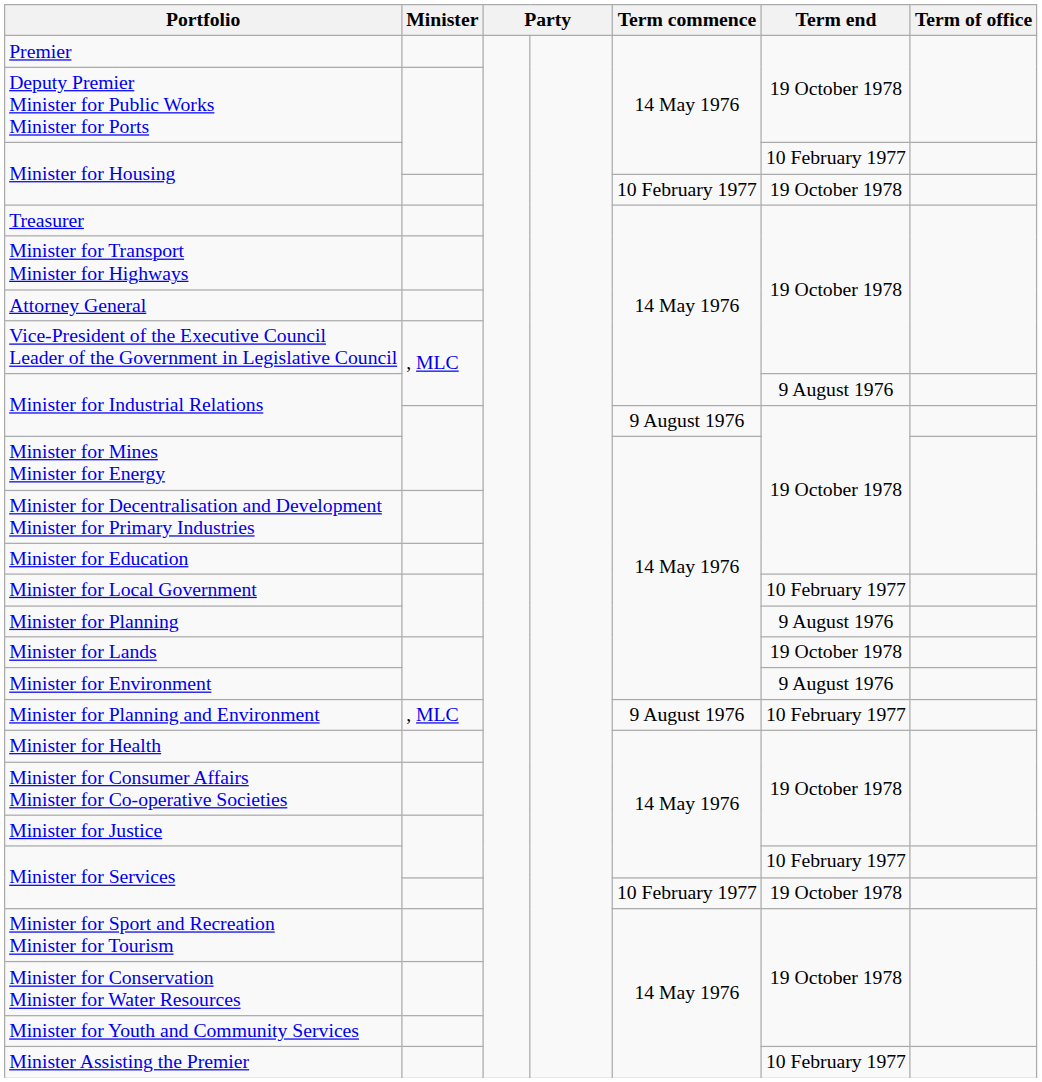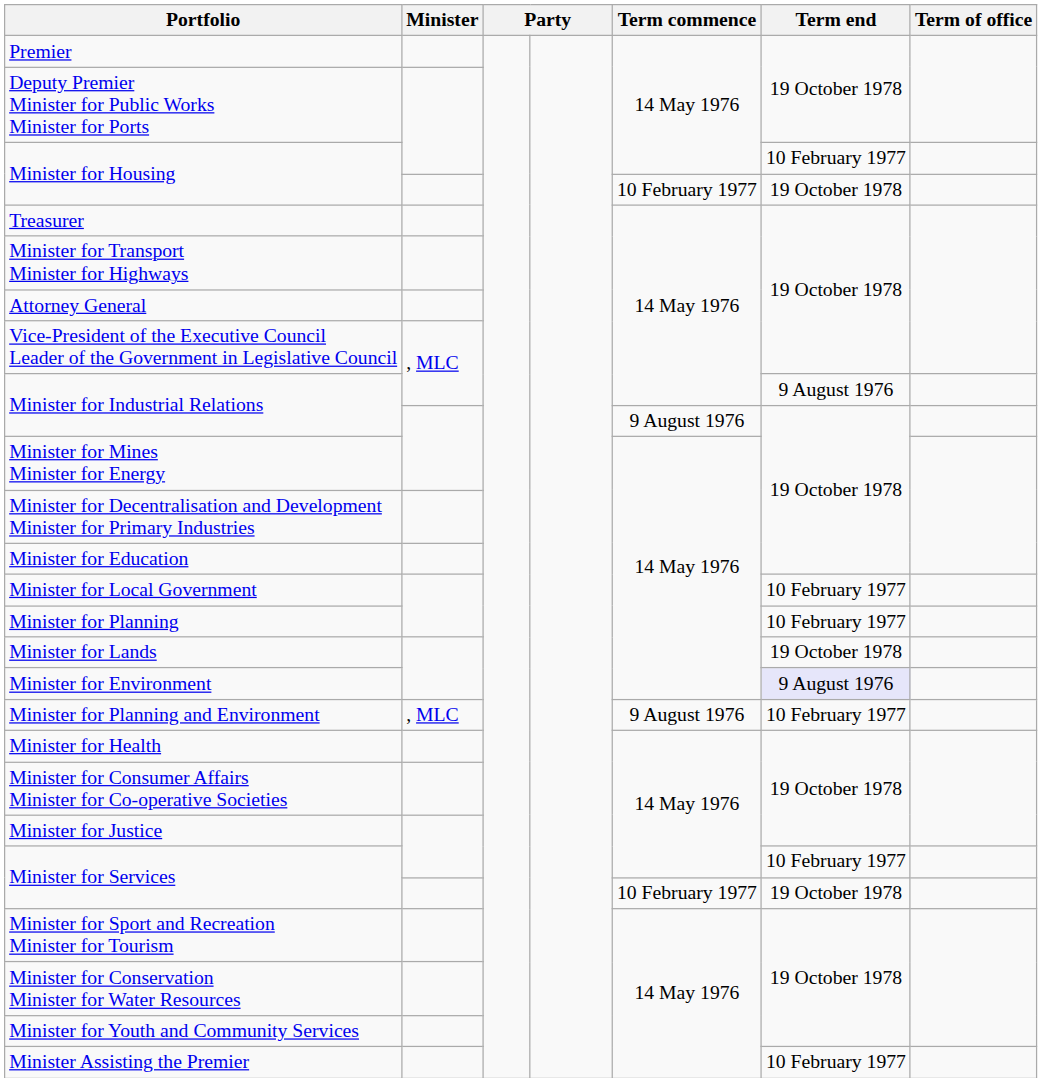(836, 621) 9 August 1976 -> (836, 621) 10 February 1977
(836, 683) no background -> (836, 683) lavender background
